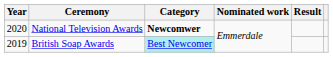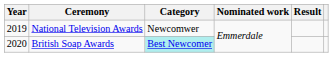(17, 28) 2020 -> (17, 28) 2019
(174, 28) bold -> (173, 28) normal
(17, 44) 2019 -> (17, 44) 2020
